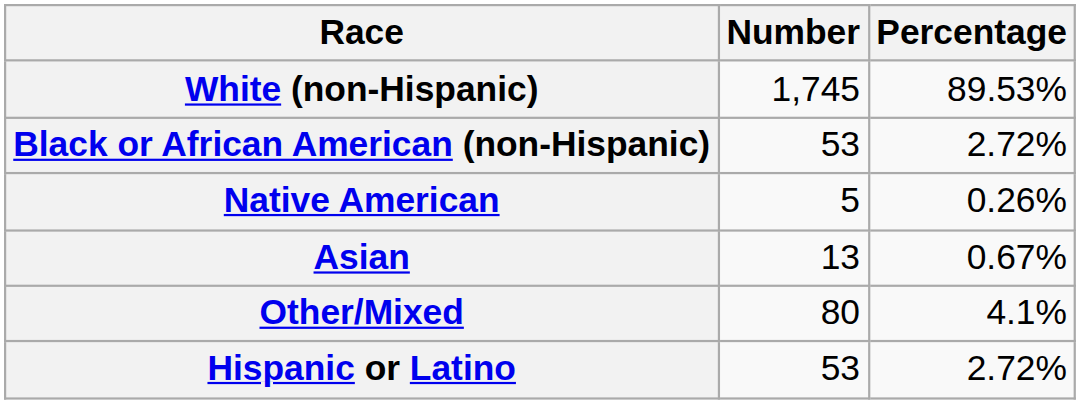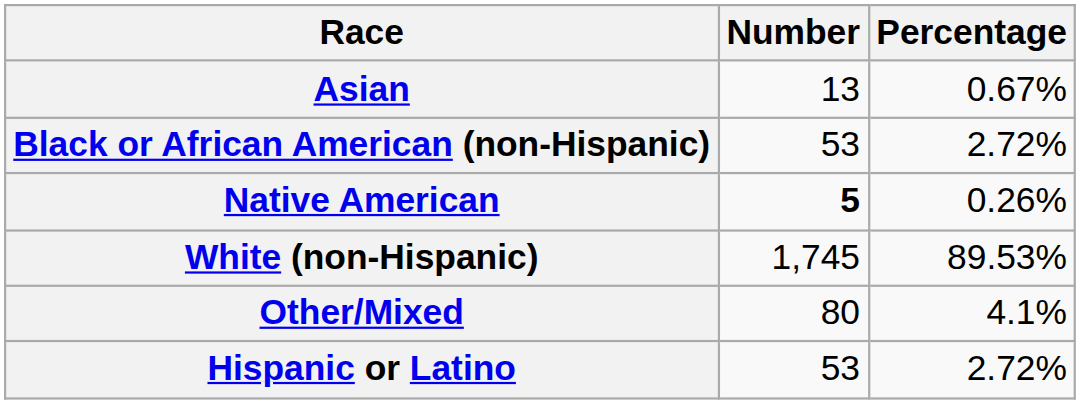rows swapped: (362, 88) <-> (362, 256)
(850, 200) normal -> (850, 200) bold
